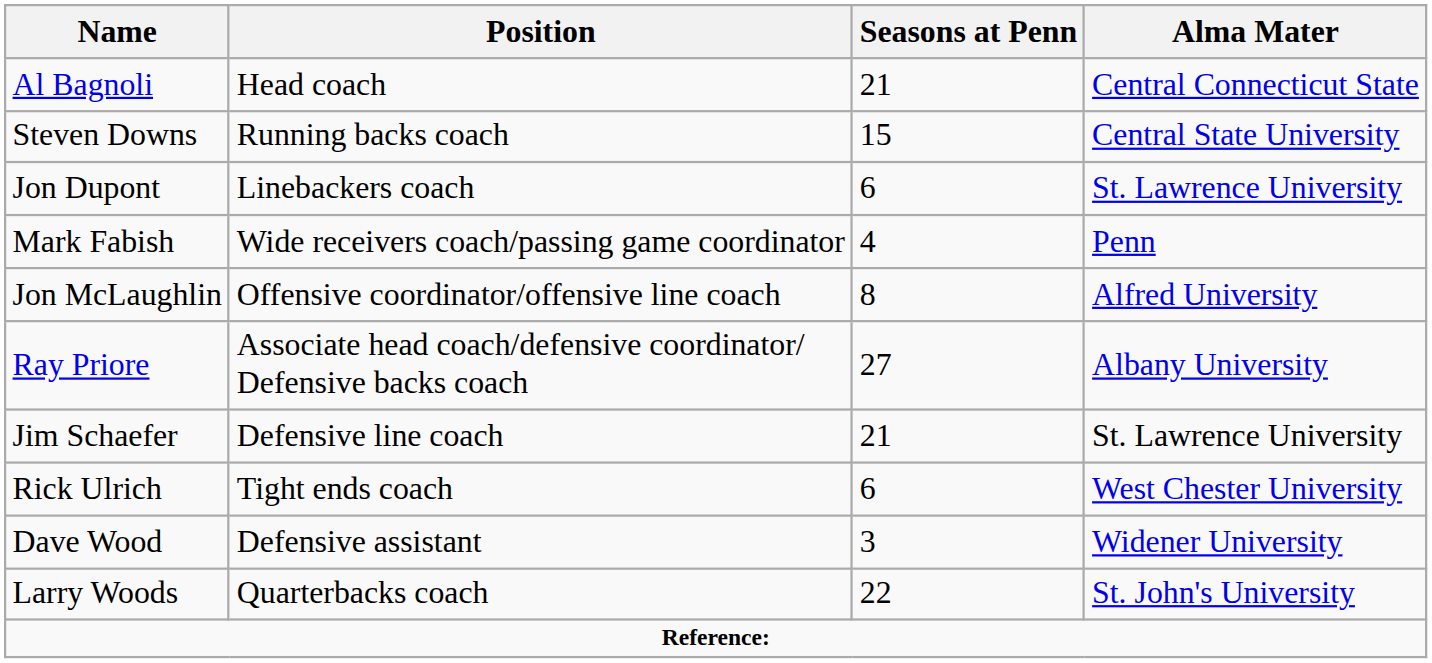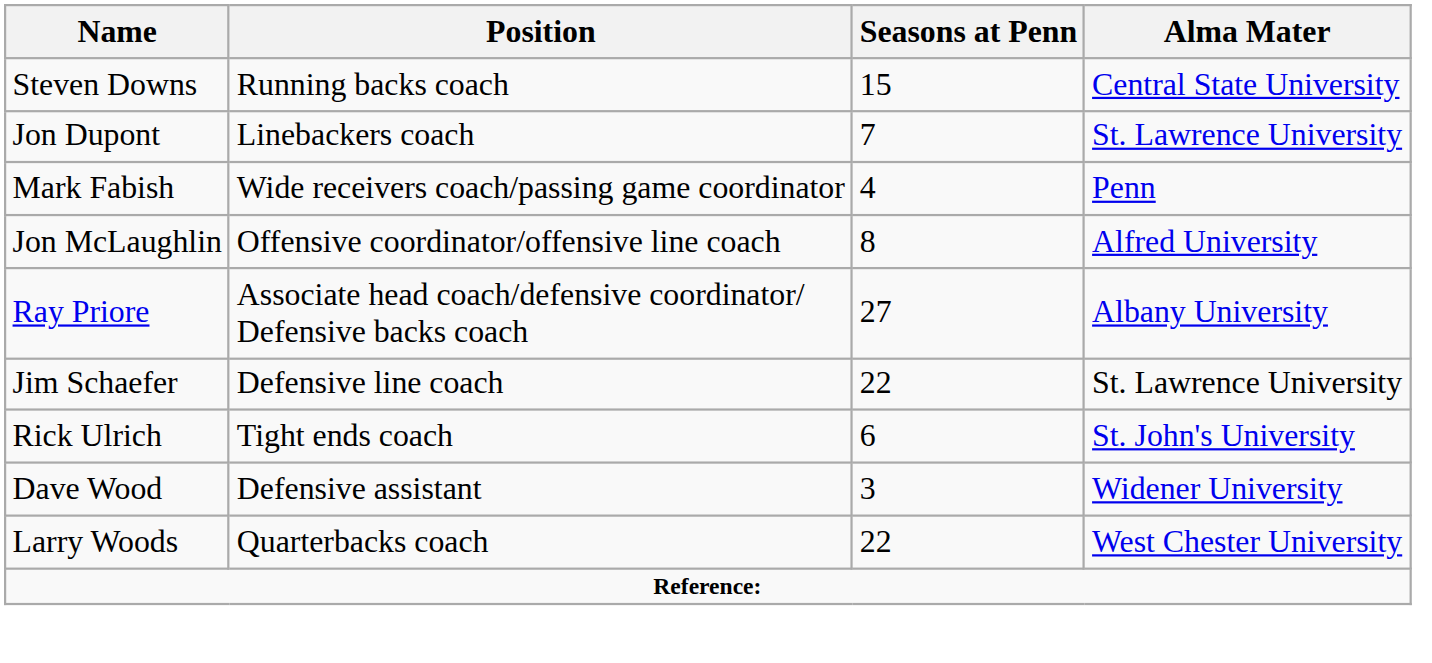- row: (83, 83)
(868, 188) 6 -> (868, 136) 7
(876, 436) 21 -> (876, 383) 22
(1247, 488) West Chester University -> (1224, 436) St. John's University
(1224, 593) St. John's University -> (1247, 541) West Chester University
